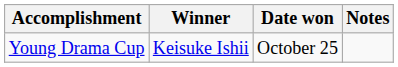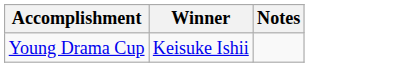- column: (297, 18)
